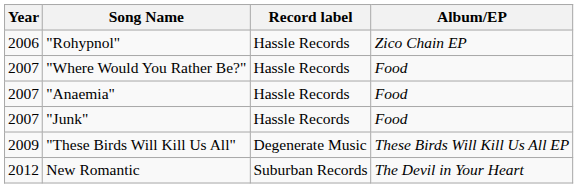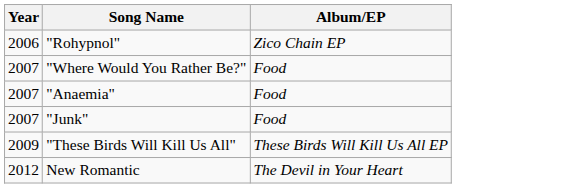- column: (311, 17)
